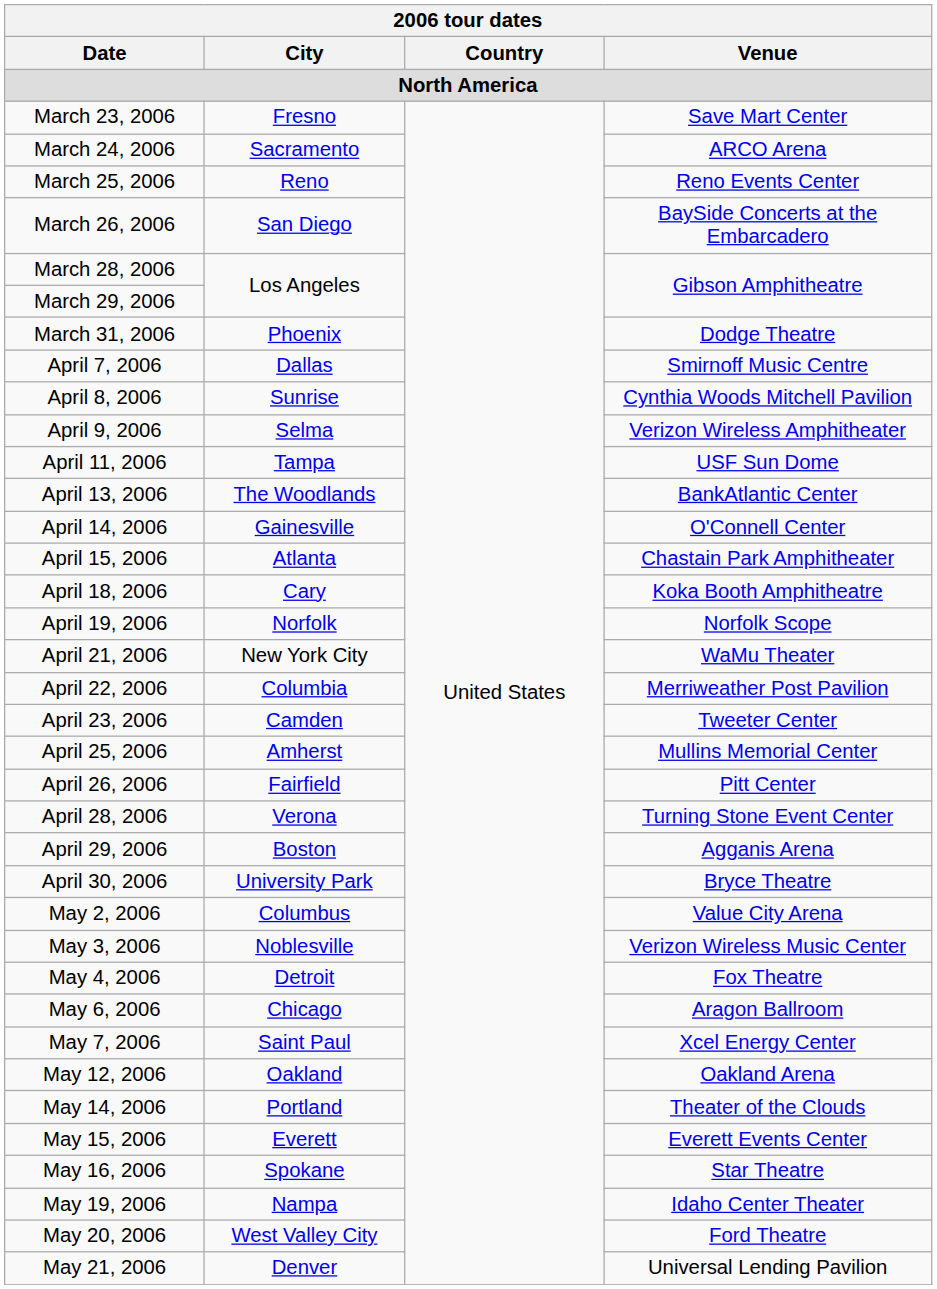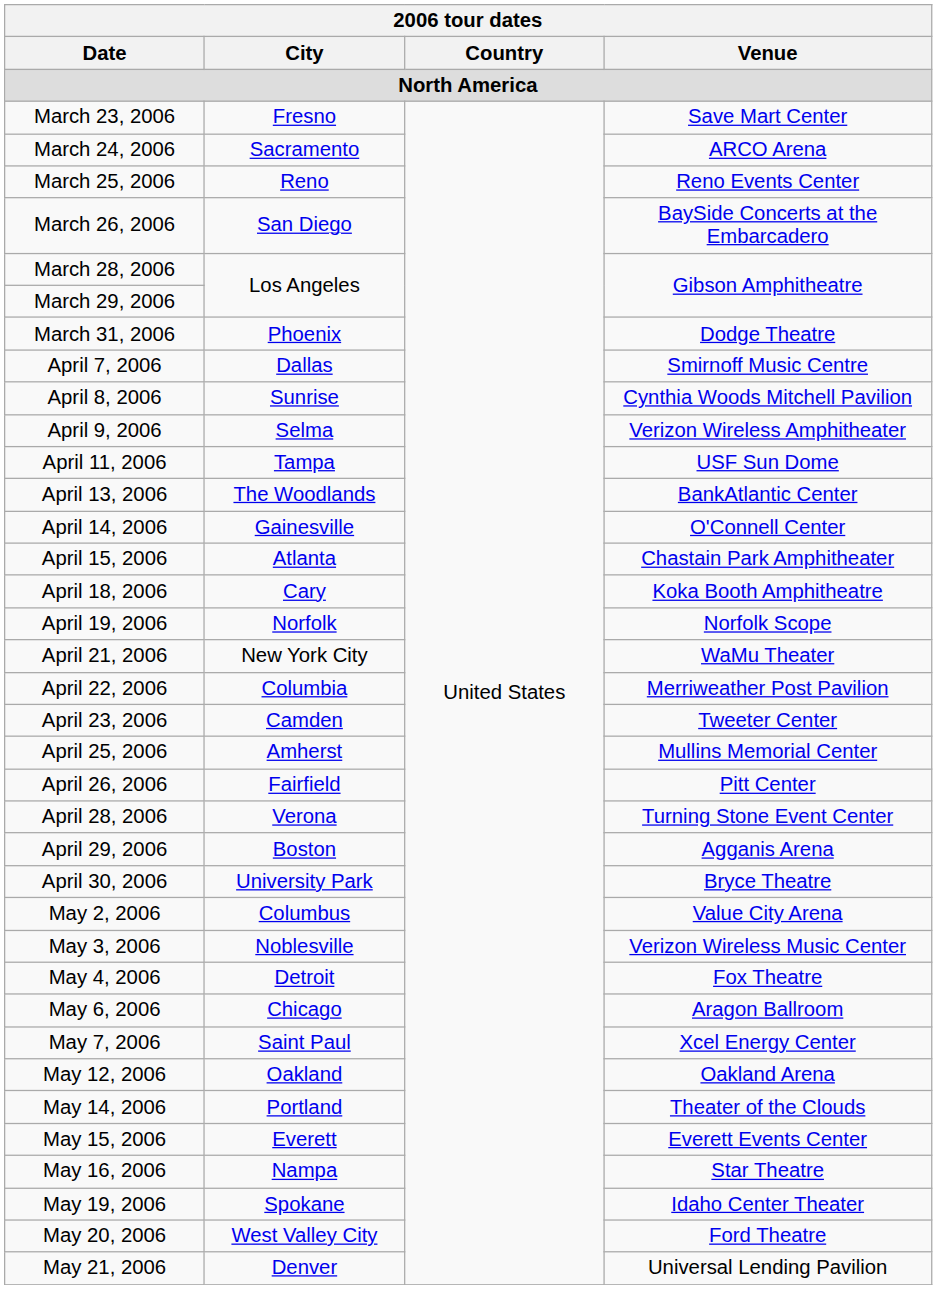(304, 1171) Spokane -> (304, 1171) Nampa
(304, 1203) Nampa -> (304, 1203) Spokane
